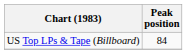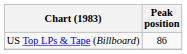(162, 40) 84 -> (162, 40) 86
